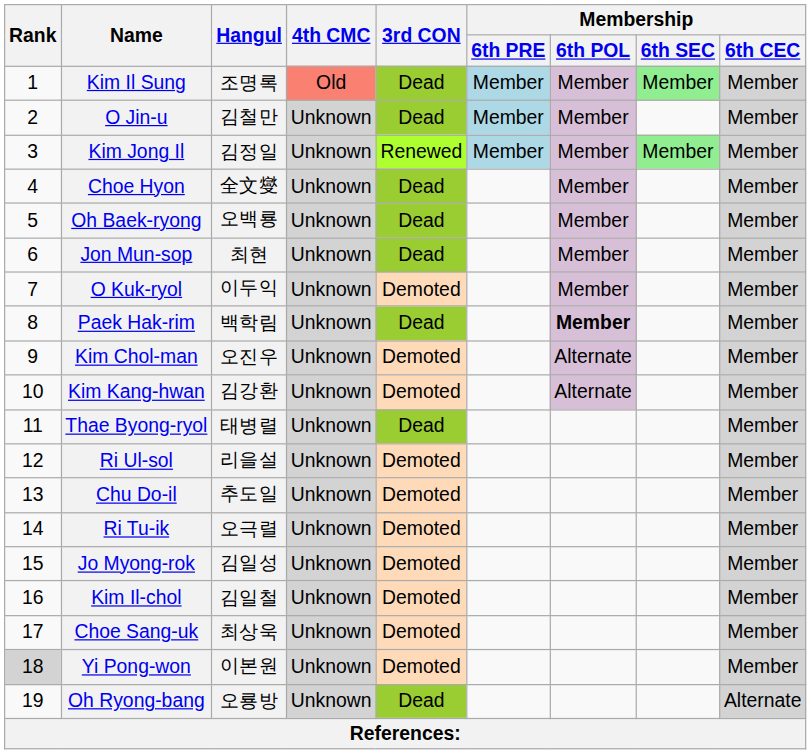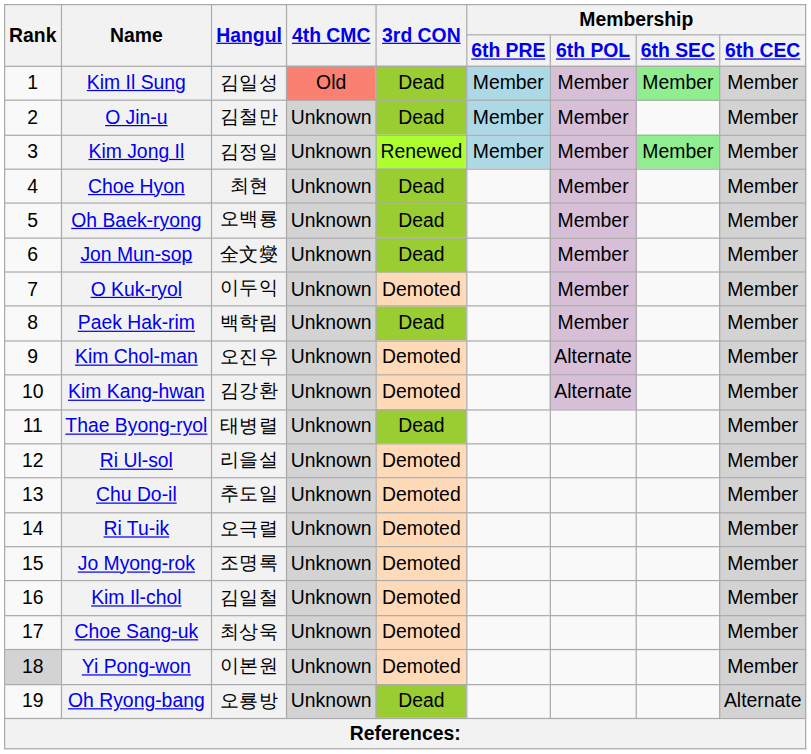(249, 82) 조명록 -> (249, 82) 김일성
(249, 185) 全文燮 -> (249, 185) 최현
(249, 254) 최현 -> (249, 254) 全文燮
(593, 323) bold -> (593, 323) normal
(249, 563) 김일성 -> (249, 563) 조명록
